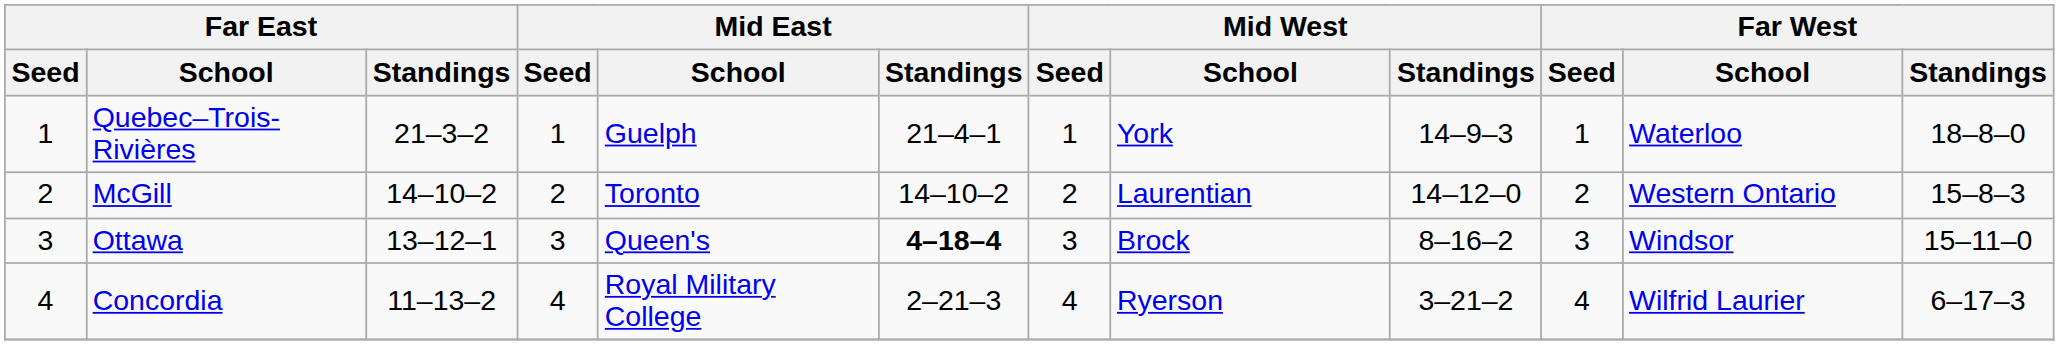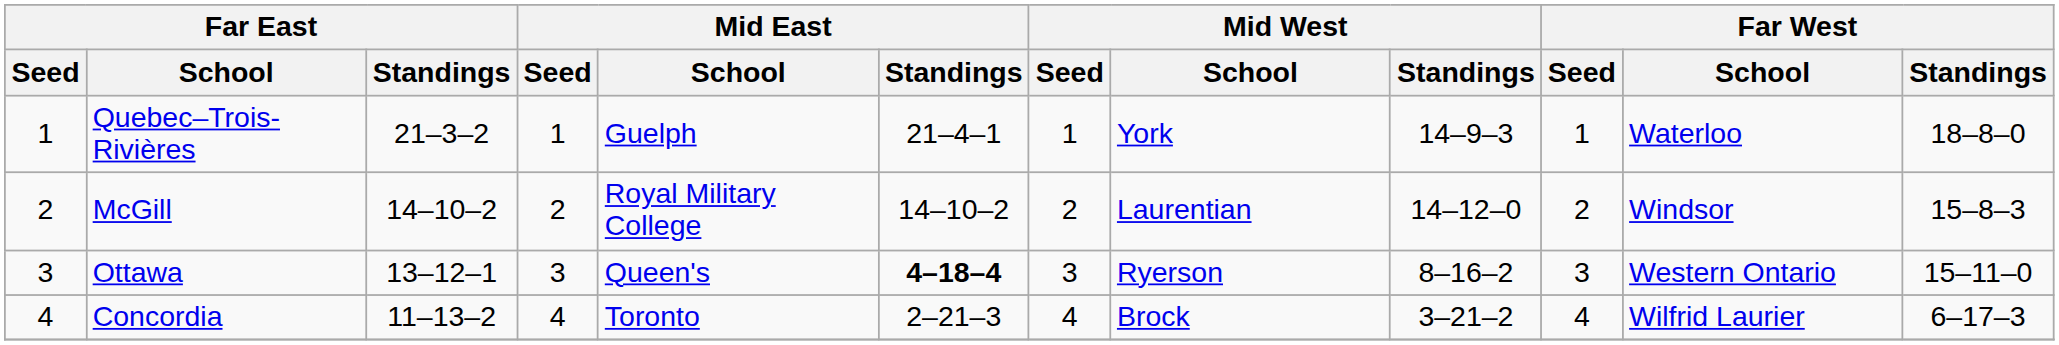(652, 194) Toronto -> (690, 210) Royal Military College
(1733, 194) Western Ontario -> (1681, 210) Windsor
(1153, 239) Brock -> (1170, 271) Ryerson
(1681, 239) Windsor -> (1733, 271) Western Ontario
(690, 300) Royal Military College -> (652, 317) Toronto
(1170, 300) Ryerson -> (1153, 317) Brock
